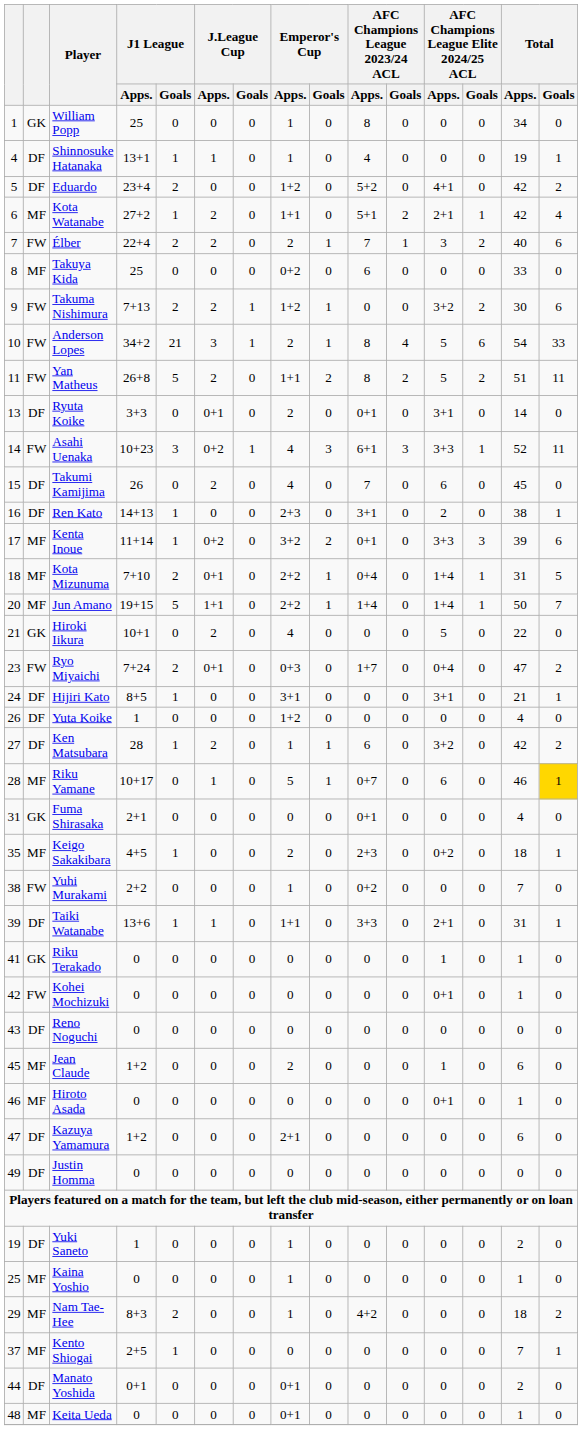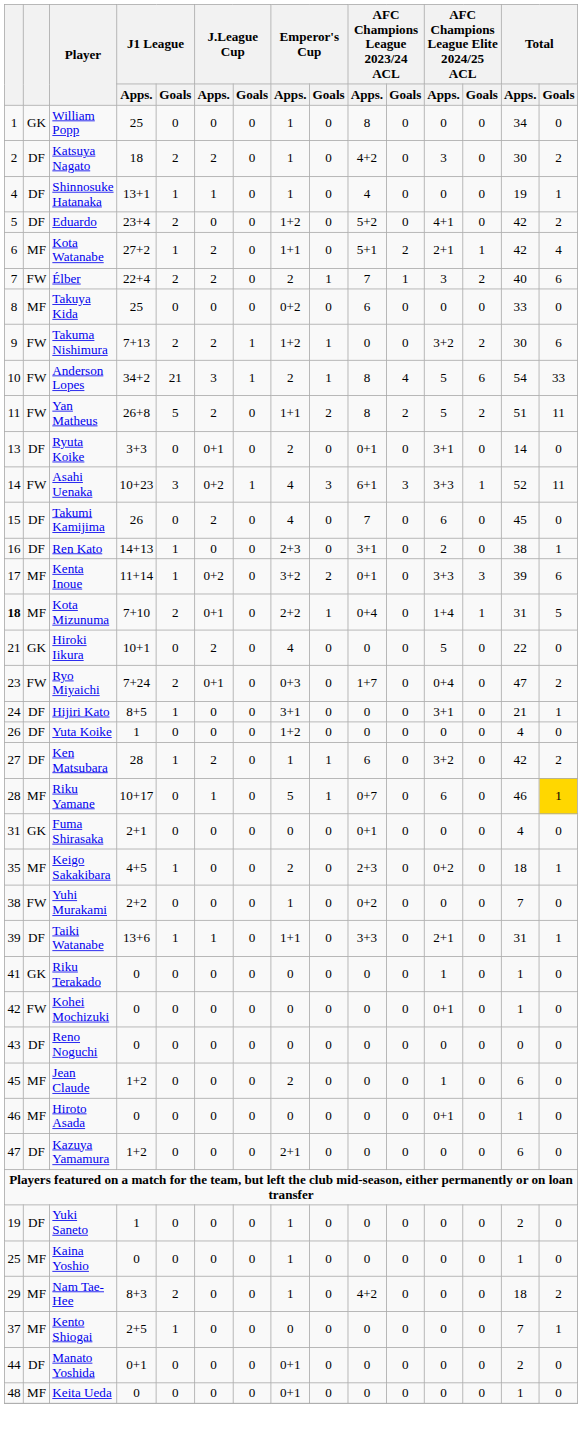+ row: (74, 158)
(14, 576) normal -> (14, 612) bold
- row: (82, 604)
- row: (73, 1172)
